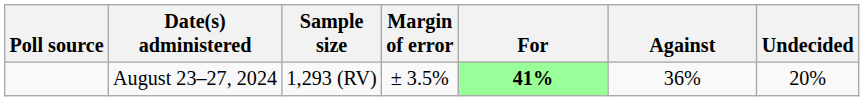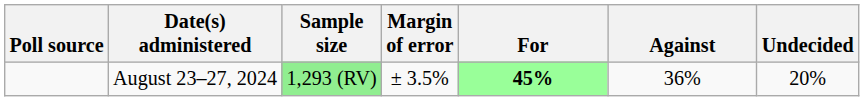(332, 78) no background -> (332, 78) lightgreen background
(533, 78) 41% -> (533, 78) 45%
